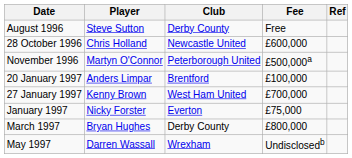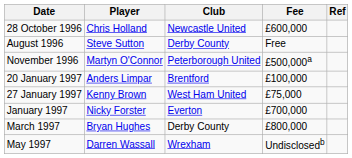rows swapped: (35, 28) <-> (44, 44)
(286, 95) £700,000 -> (283, 95) £75,000
(283, 111) £75,000 -> (286, 111) £700,000
